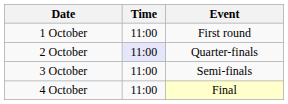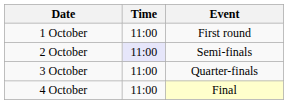(224, 52) Quarter-finals -> (224, 52) Semi-finals
(224, 71) Semi-finals -> (224, 71) Quarter-finals
